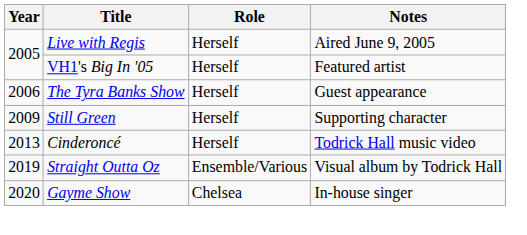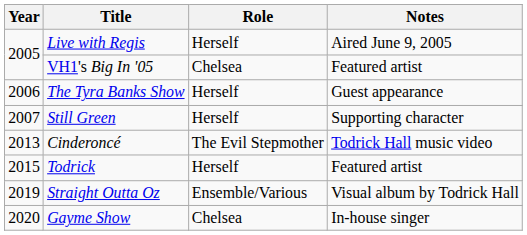(215, 67) Herself -> (217, 67) Chelsea
(24, 117) 2009 -> (24, 117) 2007
(215, 142) Herself -> (258, 142) The Evil Stepmother
+ row: (71, 167)
